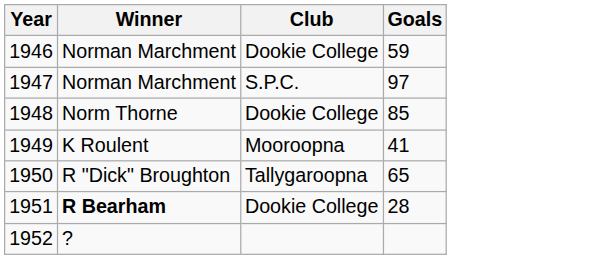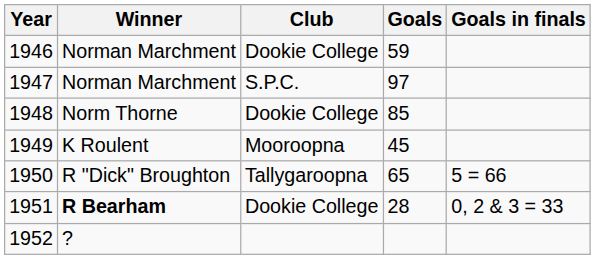+ column: (519, 20)
(398, 144) 41 -> (398, 144) 45
